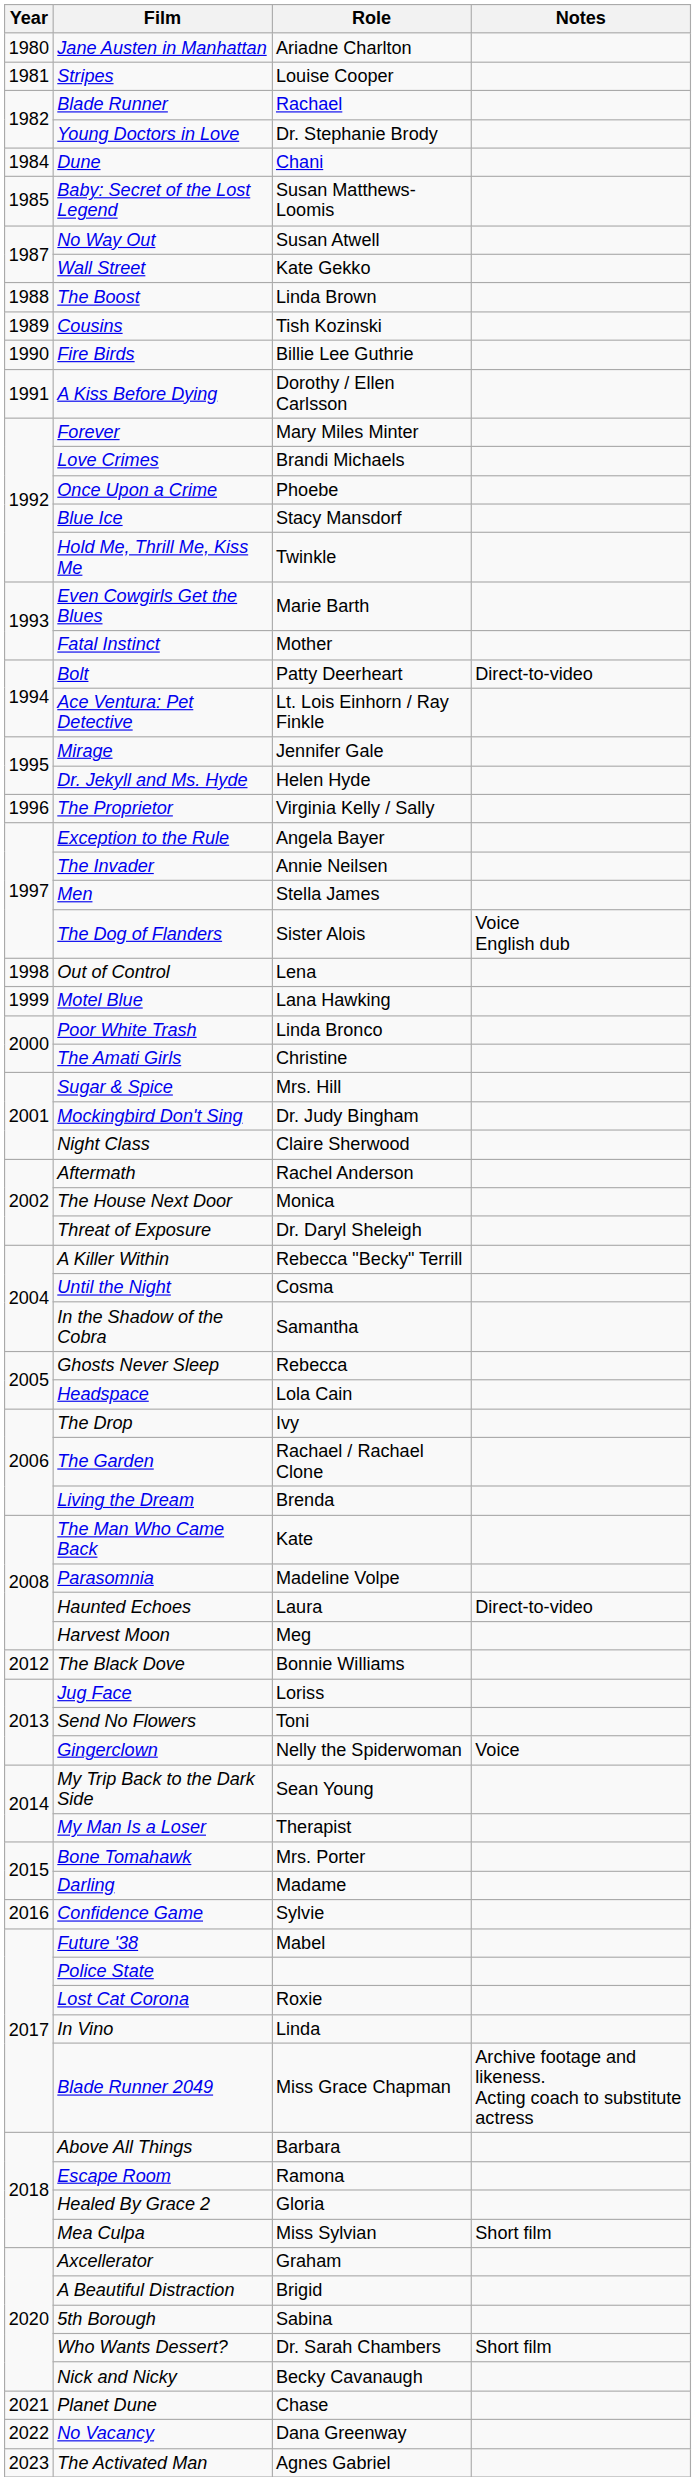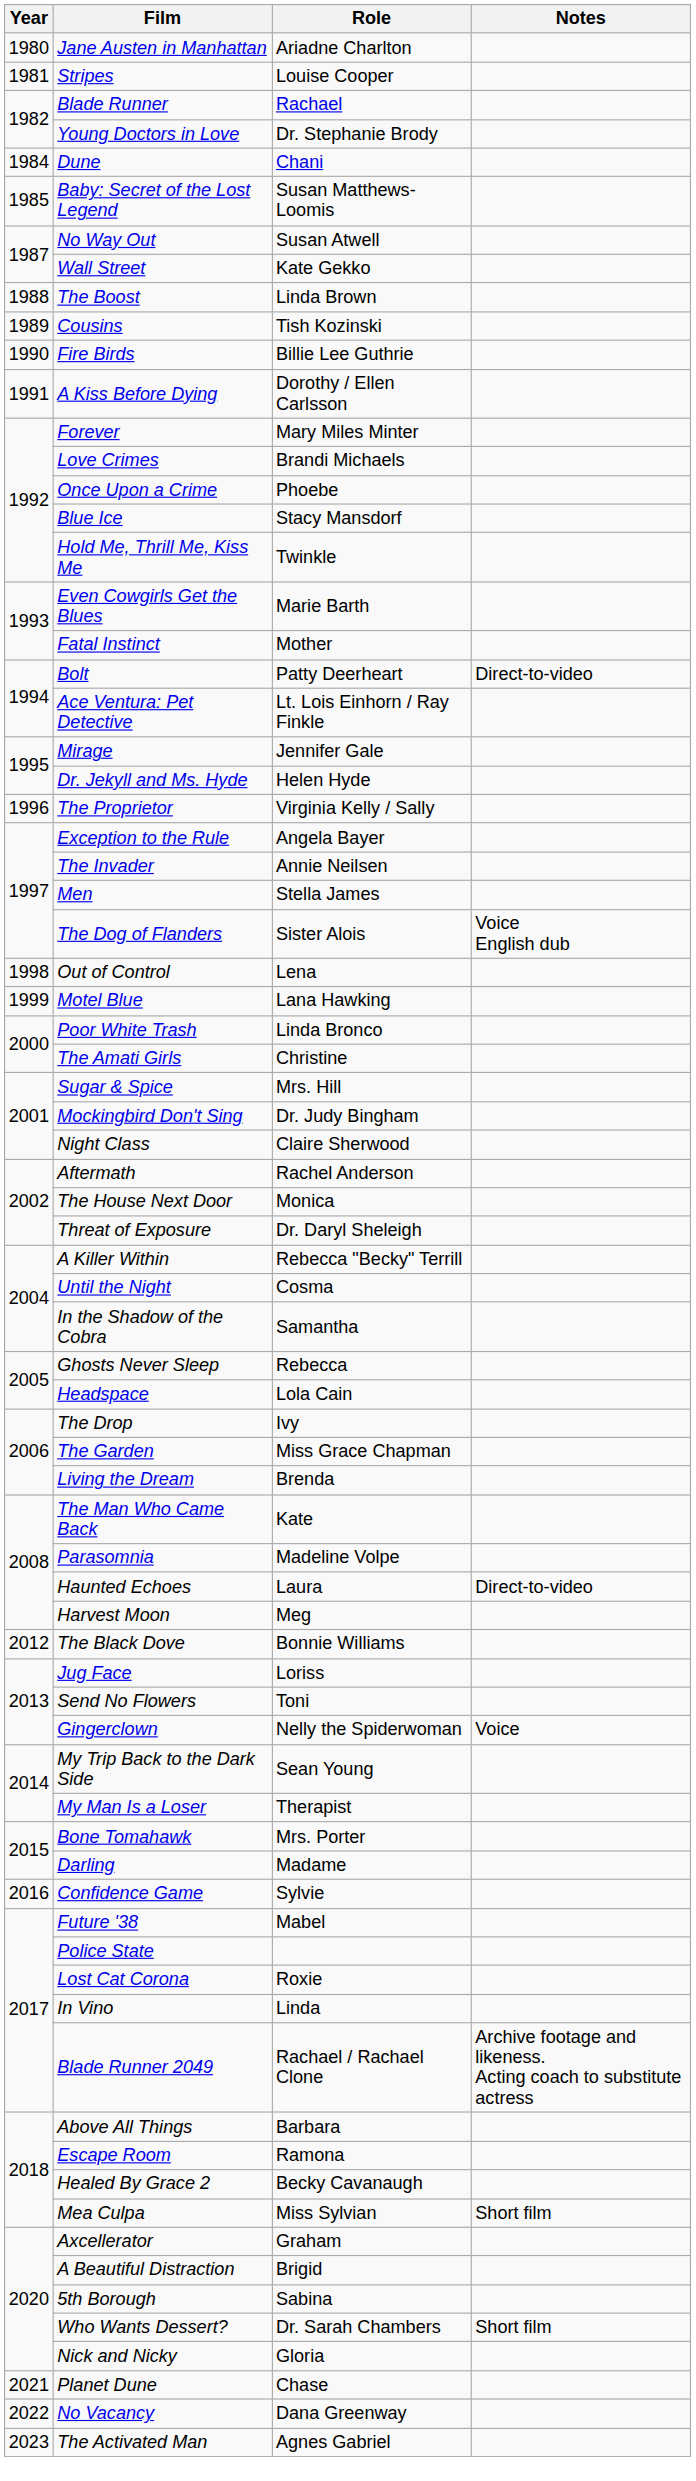(350, 1461) Rachael / Rachael Clone -> (363, 1451) Miss Grace Chapman
(363, 2087) Miss Grace Chapman -> (350, 2067) Rachael / Rachael Clone
(300, 2204) Gloria -> (349, 2184) Becky Cavanaugh
(349, 2376) Becky Cavanaugh -> (300, 2356) Gloria
